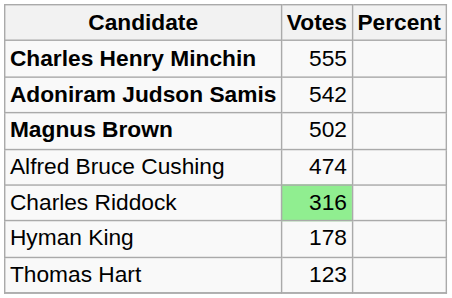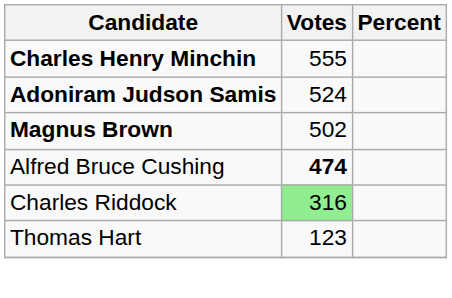(328, 94) 542 -> (328, 94) 524
(328, 166) normal -> (328, 166) bold
- row: (72, 238)
